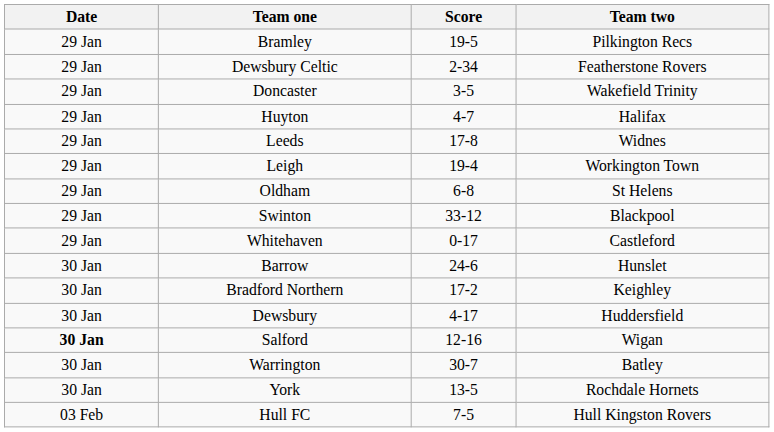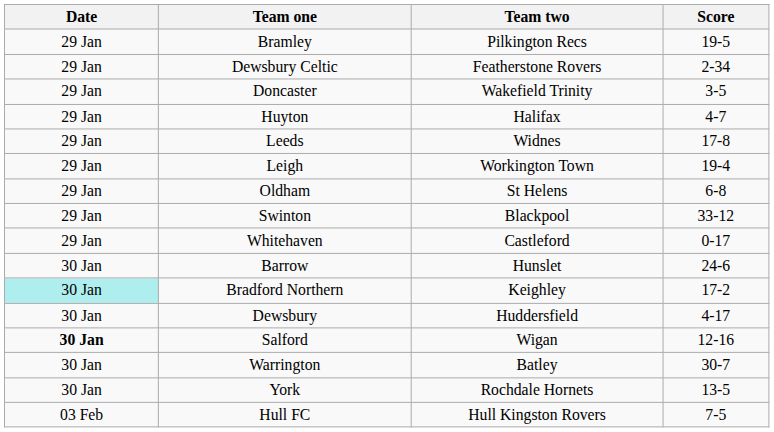columns swapped: (642, 16) <-> (464, 16)
(82, 290) no background -> (82, 290) paleturquoise background
